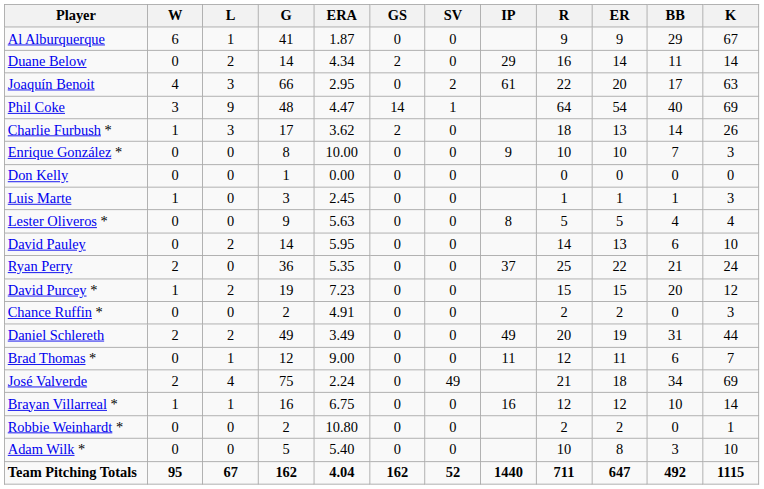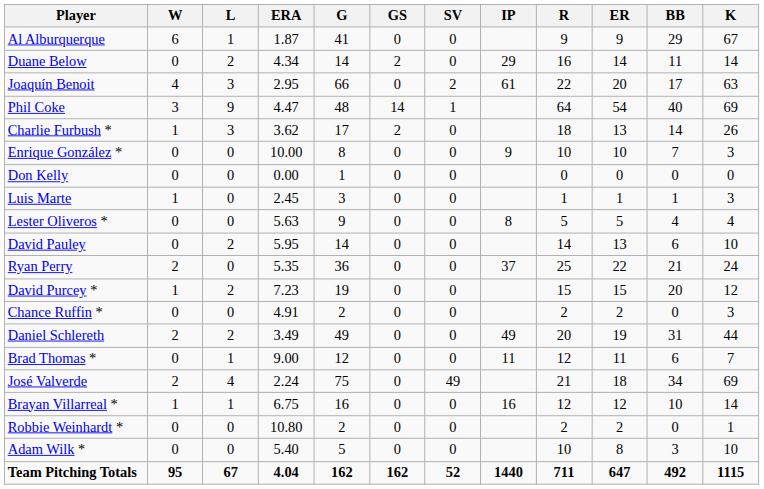columns swapped: (342, 15) <-> (286, 15)
